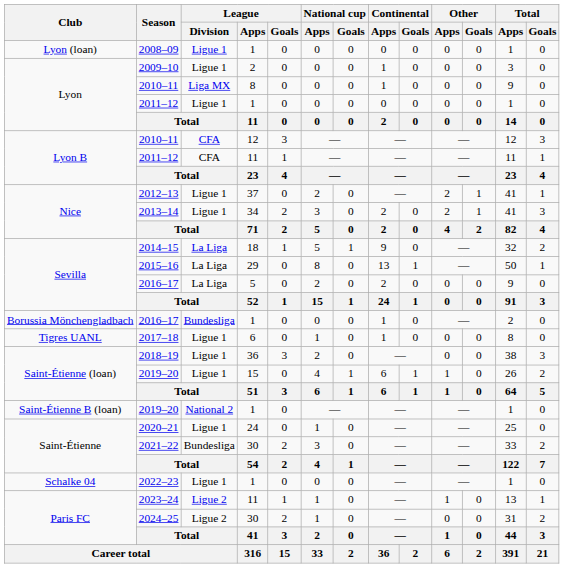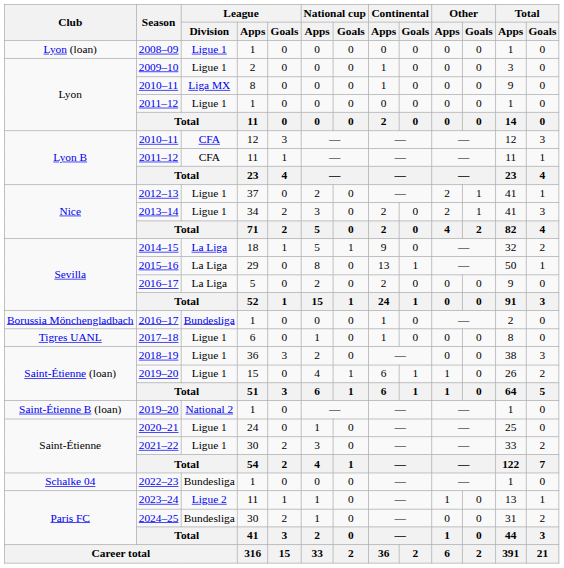(209, 445) Bundesliga -> (209, 445) Ligue 1
(209, 481) Ligue 1 -> (209, 481) Bundesliga
(209, 517) Ligue 2 -> (209, 517) Bundesliga
